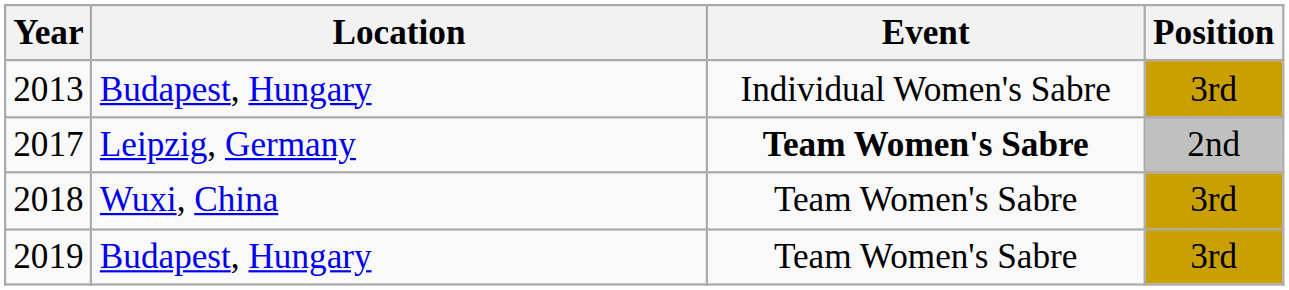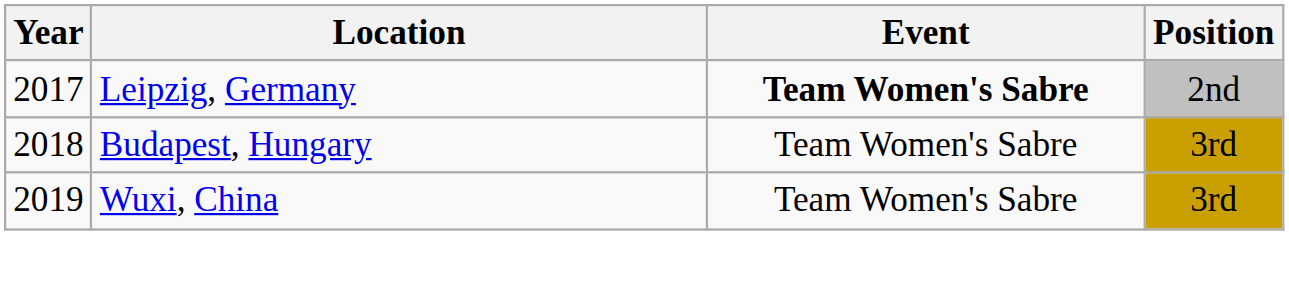- row: (48, 88)
(189, 199) Wuxi, China -> (236, 144) Budapest, Hungary
(236, 255) Budapest, Hungary -> (189, 199) Wuxi, China
